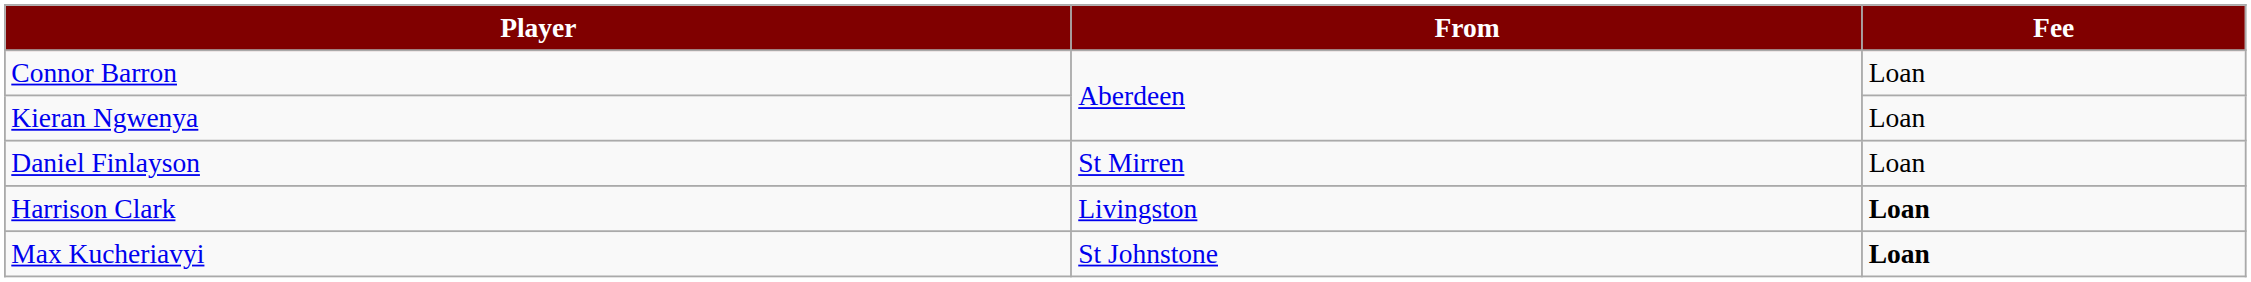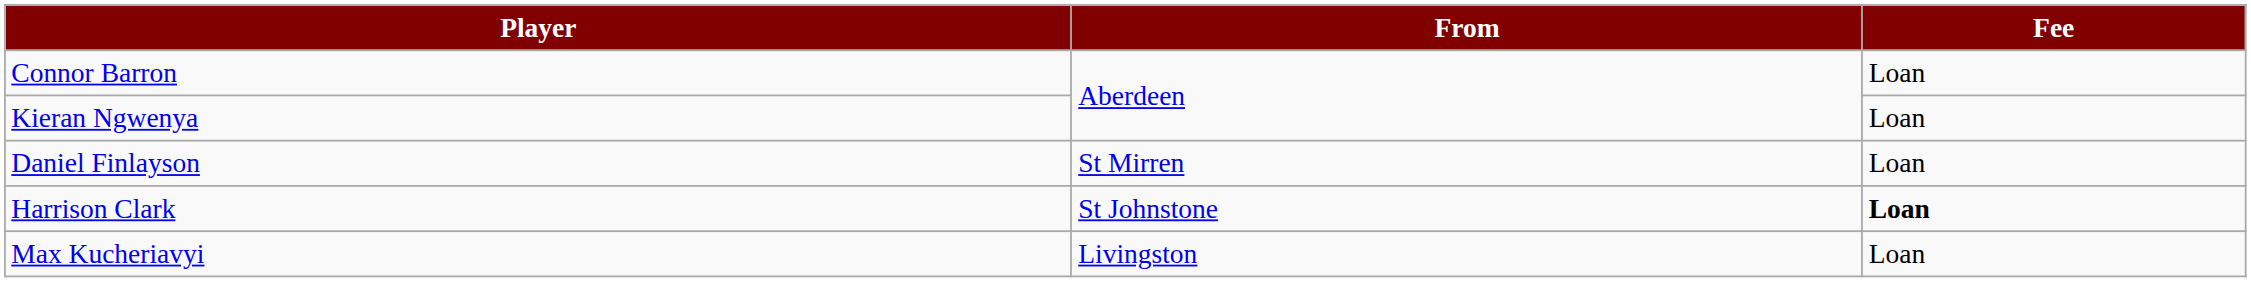(1138, 208) Livingston -> (1148, 208) St Johnstone
(1148, 254) St Johnstone -> (1138, 254) Livingston
(1899, 254) bold -> (1897, 254) normal
